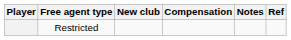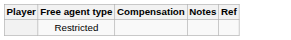- column: (138, 12)
